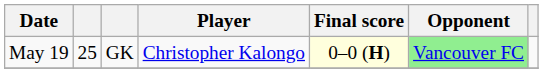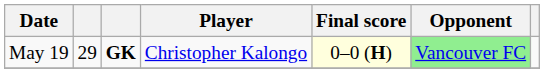(87, 52) 25 -> (87, 52) 29
(120, 52) normal -> (121, 52) bold
